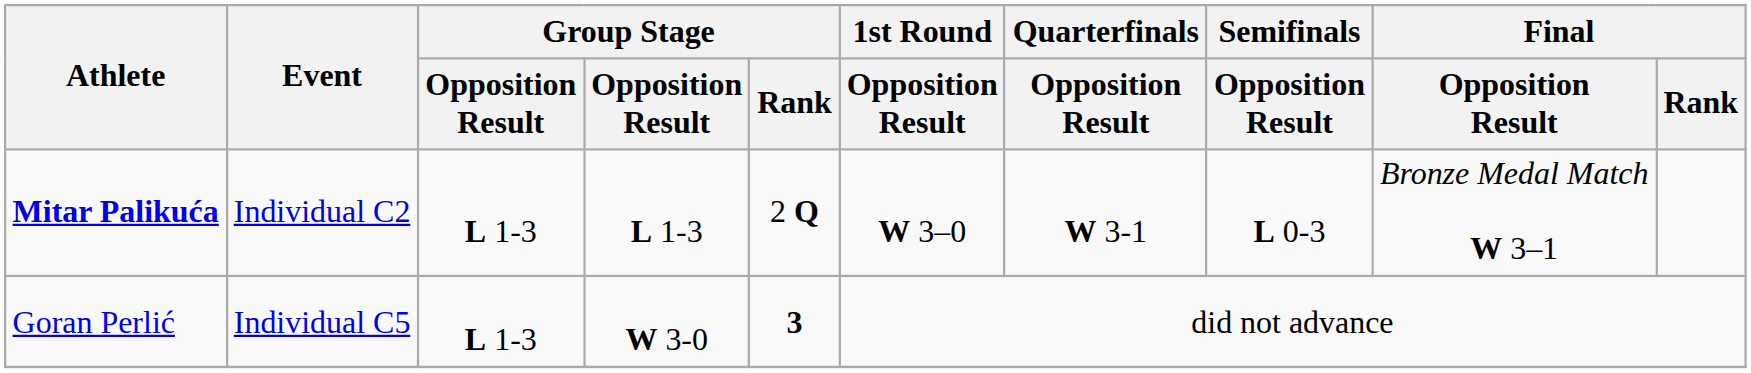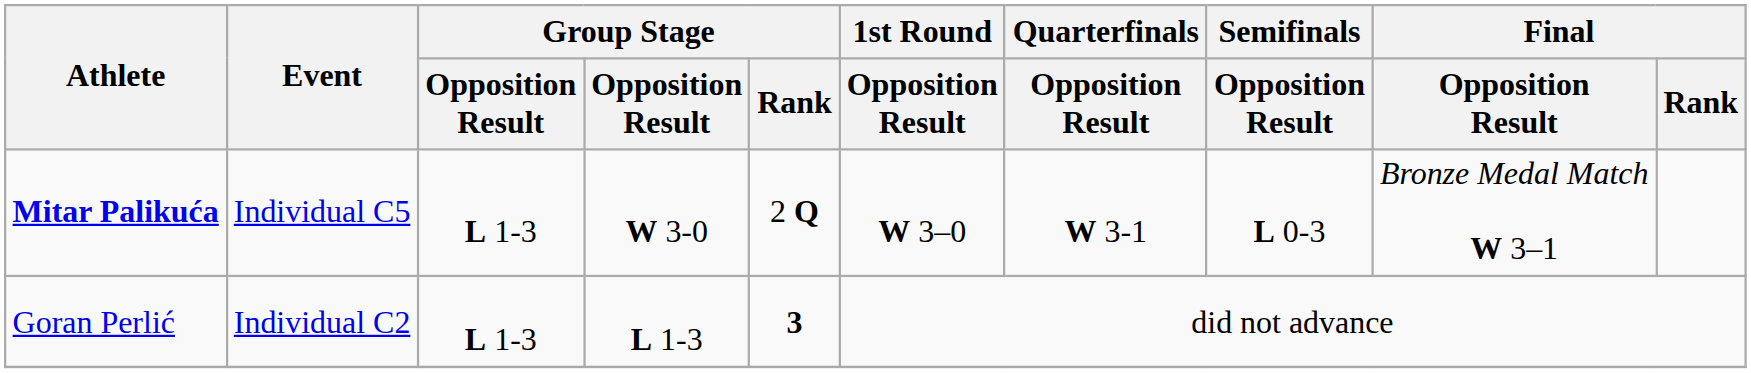(322, 212) Individual C2 -> (322, 212) Individual C5
(667, 231) L 1-3 -> (667, 231) W 3-0
(322, 321) Individual C5 -> (322, 321) Individual C2
(667, 340) W 3-0 -> (667, 340) L 1-3
